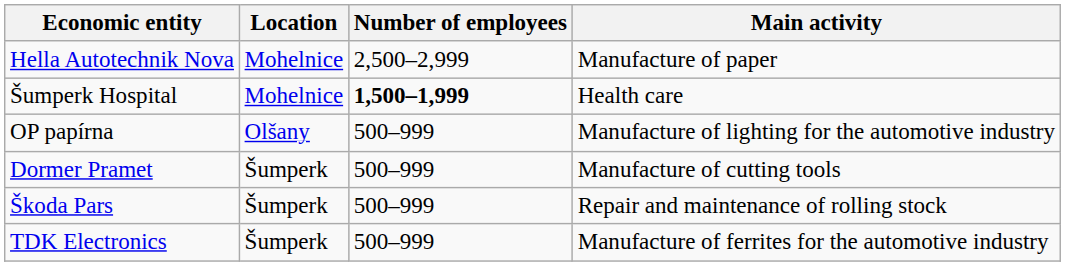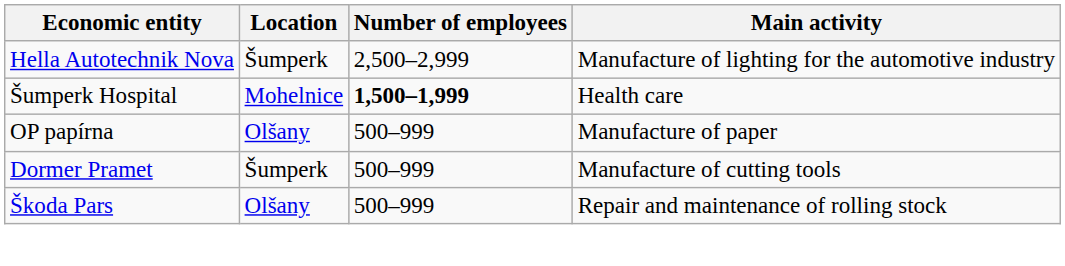(294, 59) Mohelnice -> (286, 59) Šumperk
(677, 59) Manufacture of paper -> (816, 59) Manufacture of lighting for the automotive industry
(816, 132) Manufacture of lighting for the automotive industry -> (677, 132) Manufacture of paper
(286, 205) Šumperk -> (277, 205) Olšany
- row: (88, 242)
